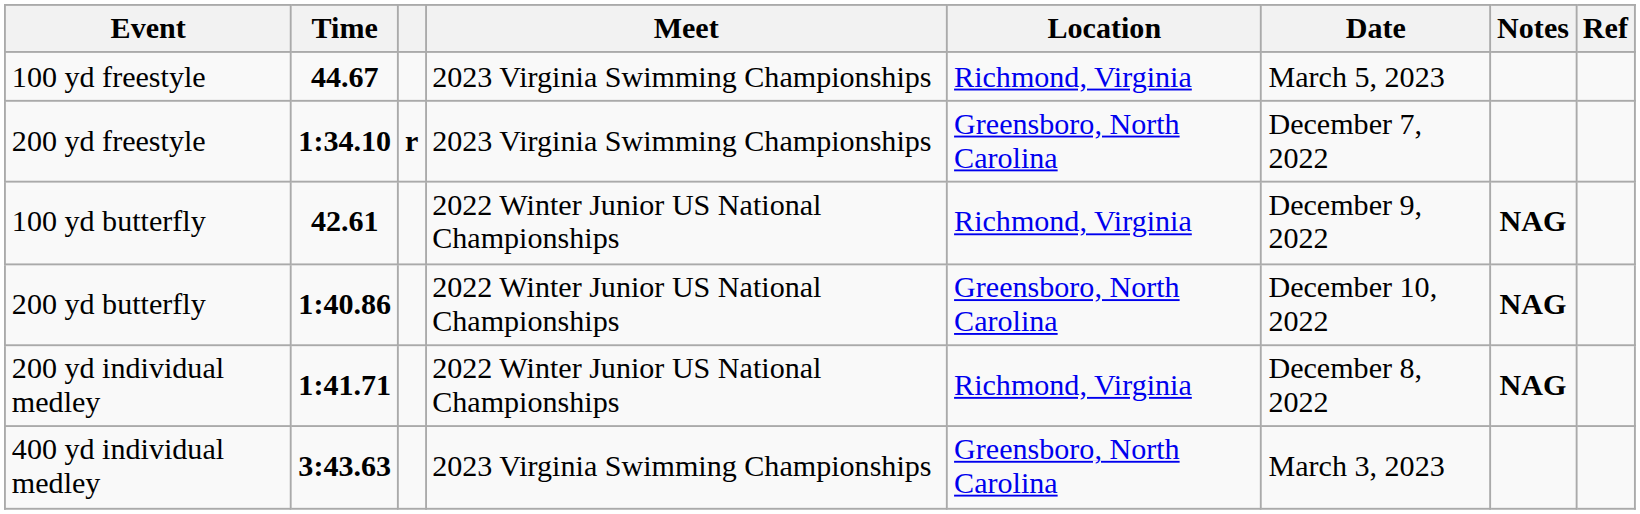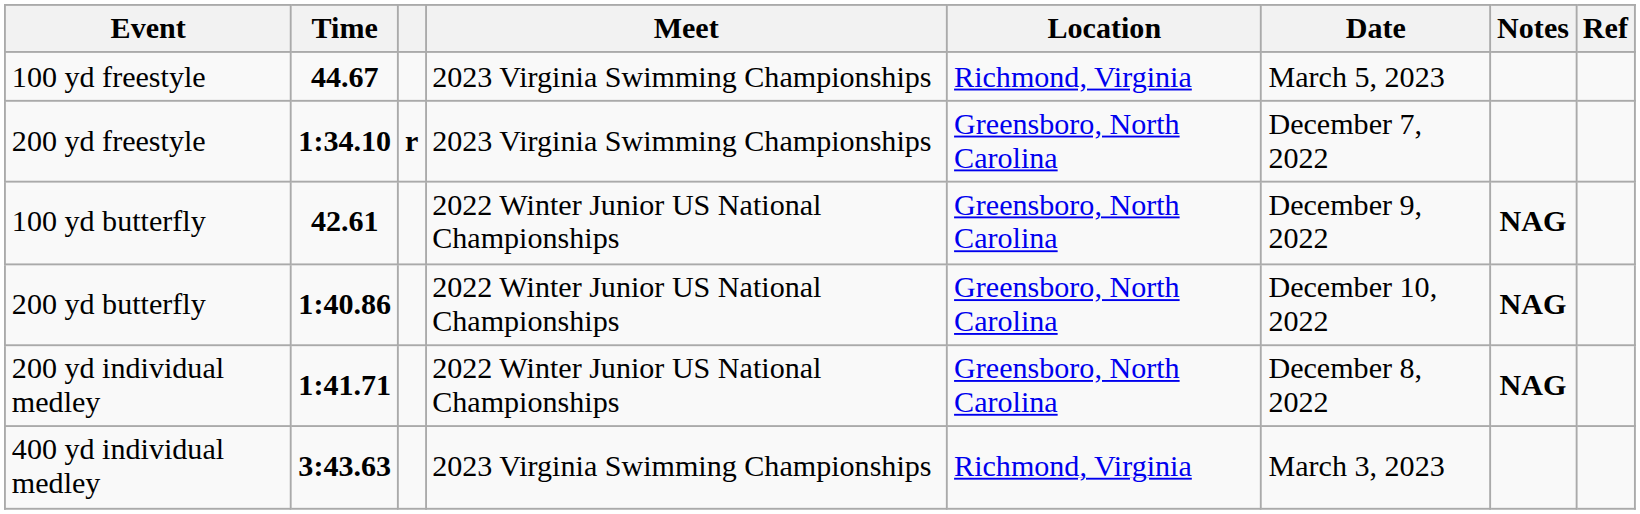(1073, 222) Richmond, Virginia -> (1067, 222) Greensboro, North Carolina
(1073, 385) Richmond, Virginia -> (1067, 385) Greensboro, North Carolina
(1067, 466) Greensboro, North Carolina -> (1073, 466) Richmond, Virginia
